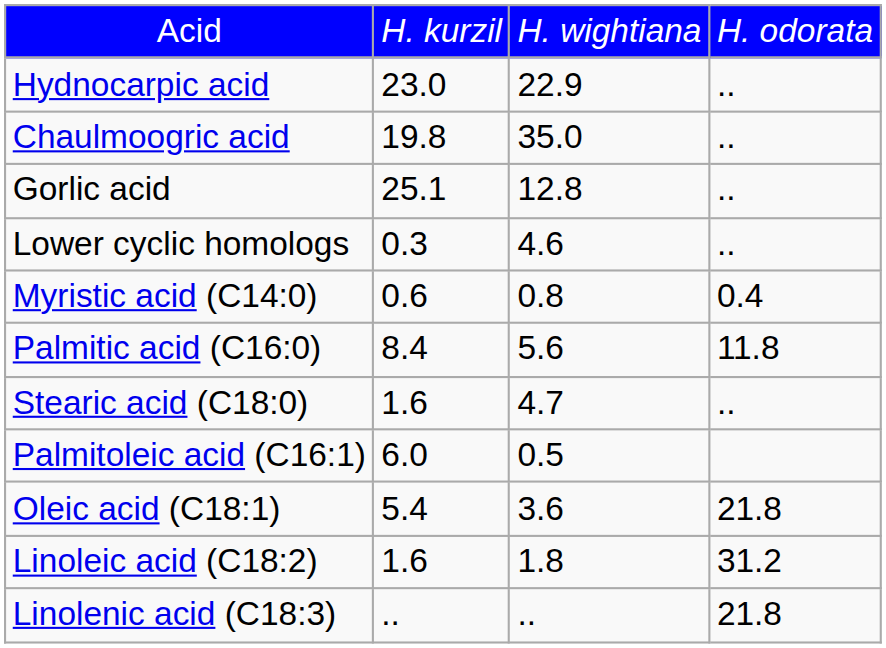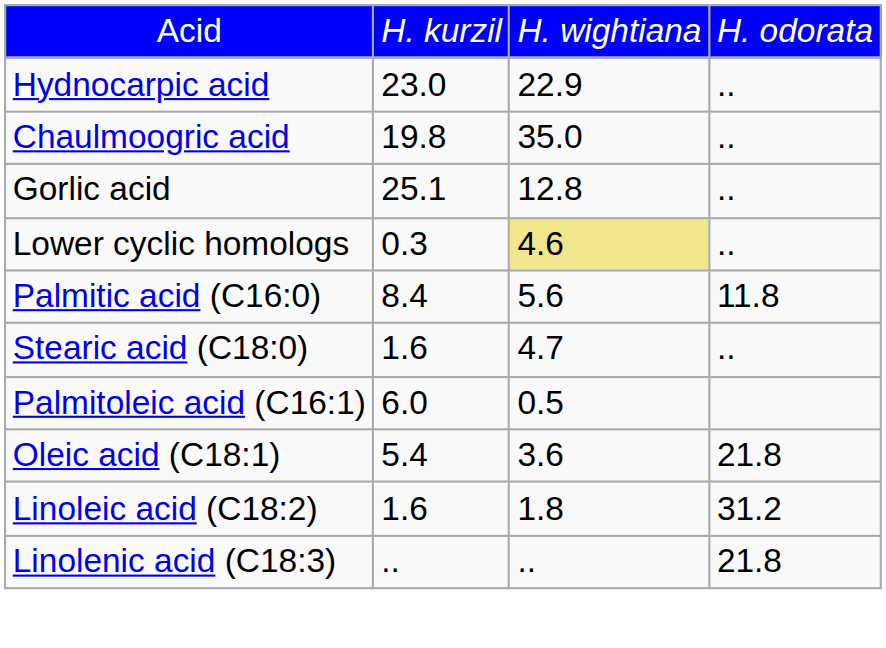(541, 243) no background -> (541, 243) khaki background
- row: (165, 296)
